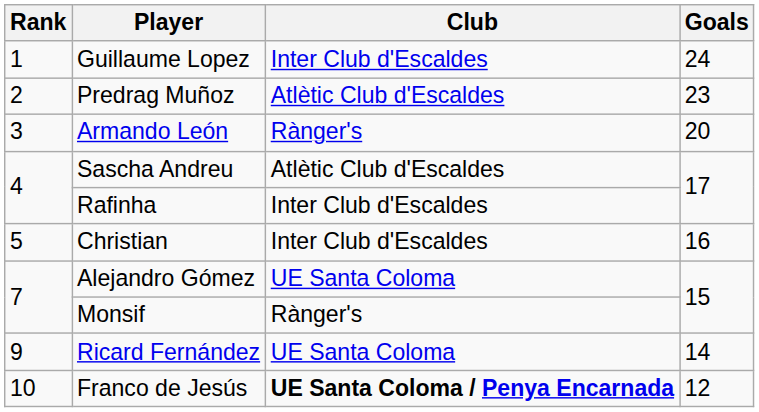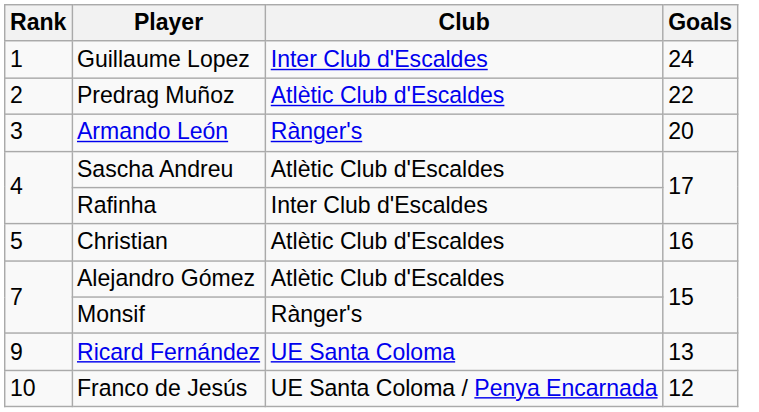(698, 95) 23 -> (681, 95) 22
(379, 242) Inter Club d'Escaldes -> (388, 242) Atlètic Club d'Escaldes
(363, 278) UE Santa Coloma -> (388, 278) Atlètic Club d'Escaldes
(698, 351) 14 -> (681, 351) 13
(472, 388) bold -> (464, 388) normal
